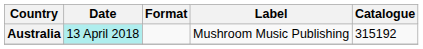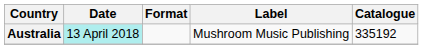(376, 34) 315192 -> (376, 34) 335192
